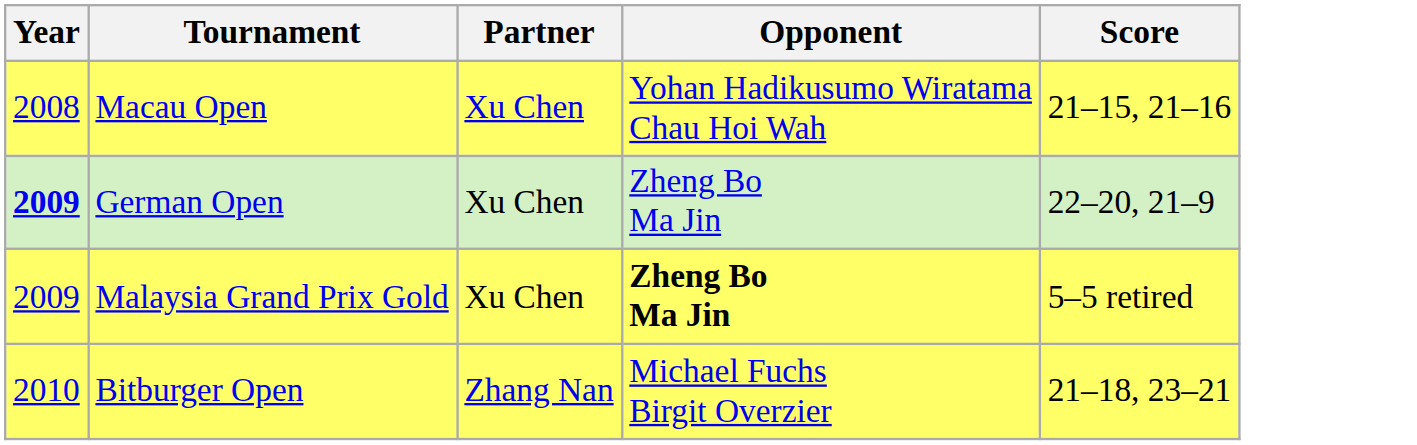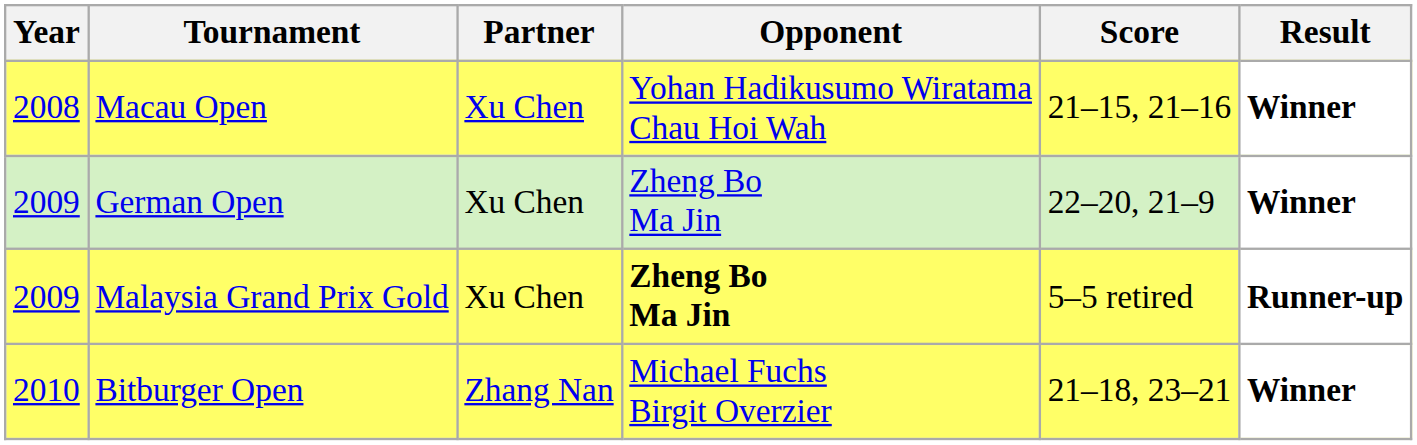+ column: (1325, 32)
(46, 201) bold -> (46, 201) normal
